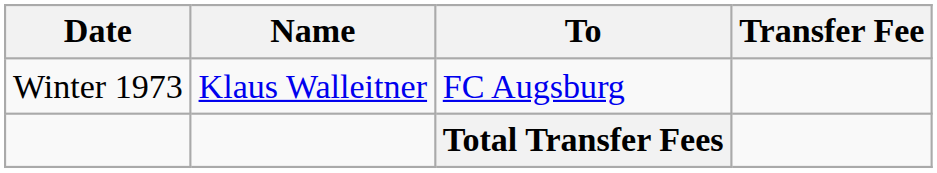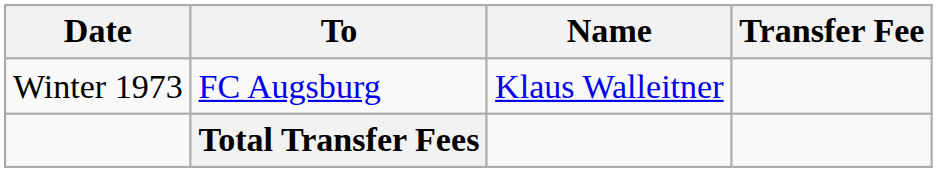columns swapped: (313, 31) <-> (583, 31)
